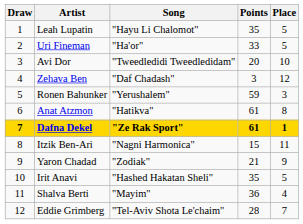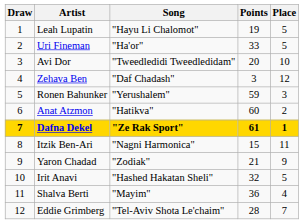(254, 29) 35 -> (254, 29) 19
(254, 111) 61 -> (254, 111) 60
(284, 111) 8 -> (284, 111) 2
(254, 177) 35 -> (254, 177) 32
